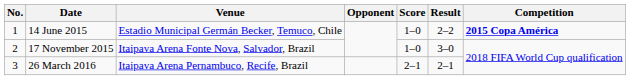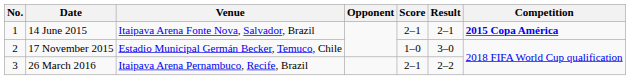(230, 30) Estadio Municipal Germán Becker, Temuco, Chile -> (217, 30) Itaipava Arena Fonte Nova, Salvador, Brazil
(412, 30) 1–0 -> (412, 30) 2–1
(446, 30) 2–2 -> (446, 30) 2–1
(217, 48) Itaipava Arena Fonte Nova, Salvador, Brazil -> (230, 48) Estadio Municipal Germán Becker, Temuco, Chile
(446, 65) 2–1 -> (446, 65) 2–2
